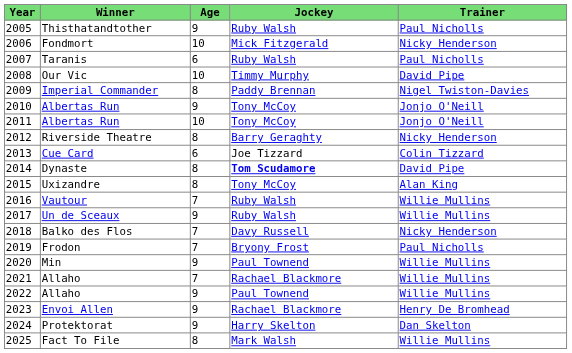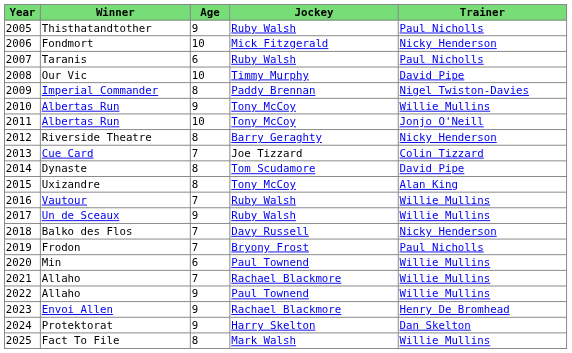(442, 106) Jonjo O'Neill -> (445, 106) Willie Mullins
(195, 153) 6 -> (195, 153) 7
(273, 169) bold -> (273, 169) normal
(195, 263) 9 -> (195, 263) 6
